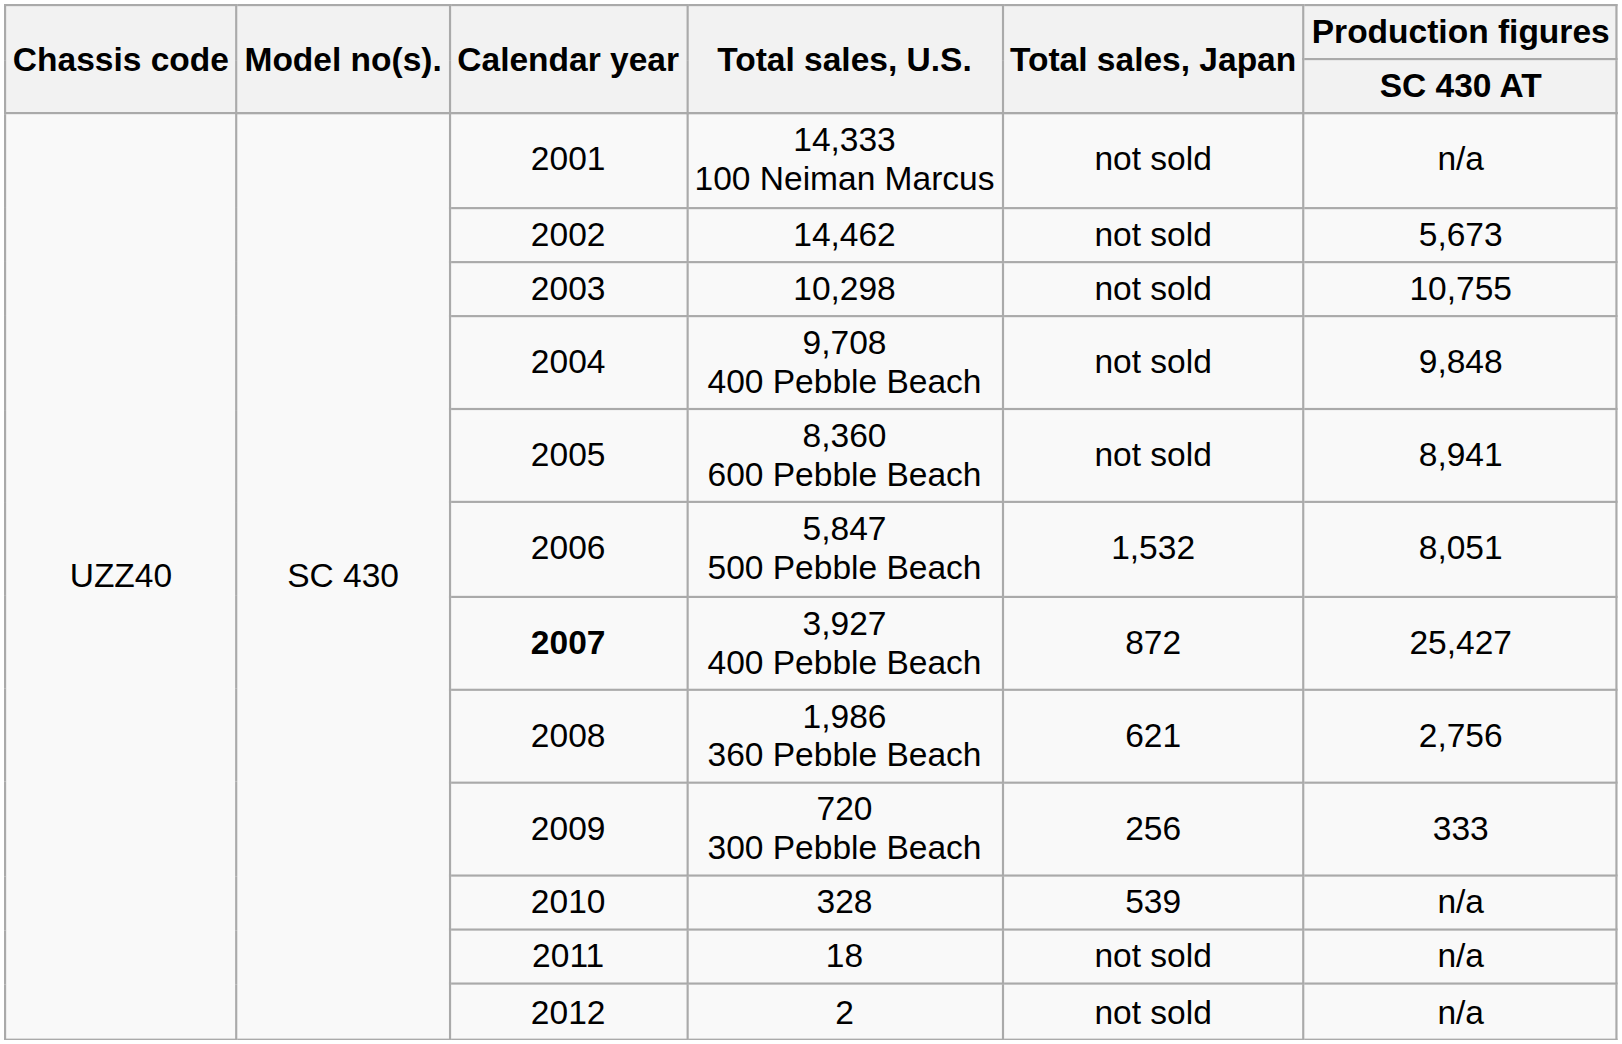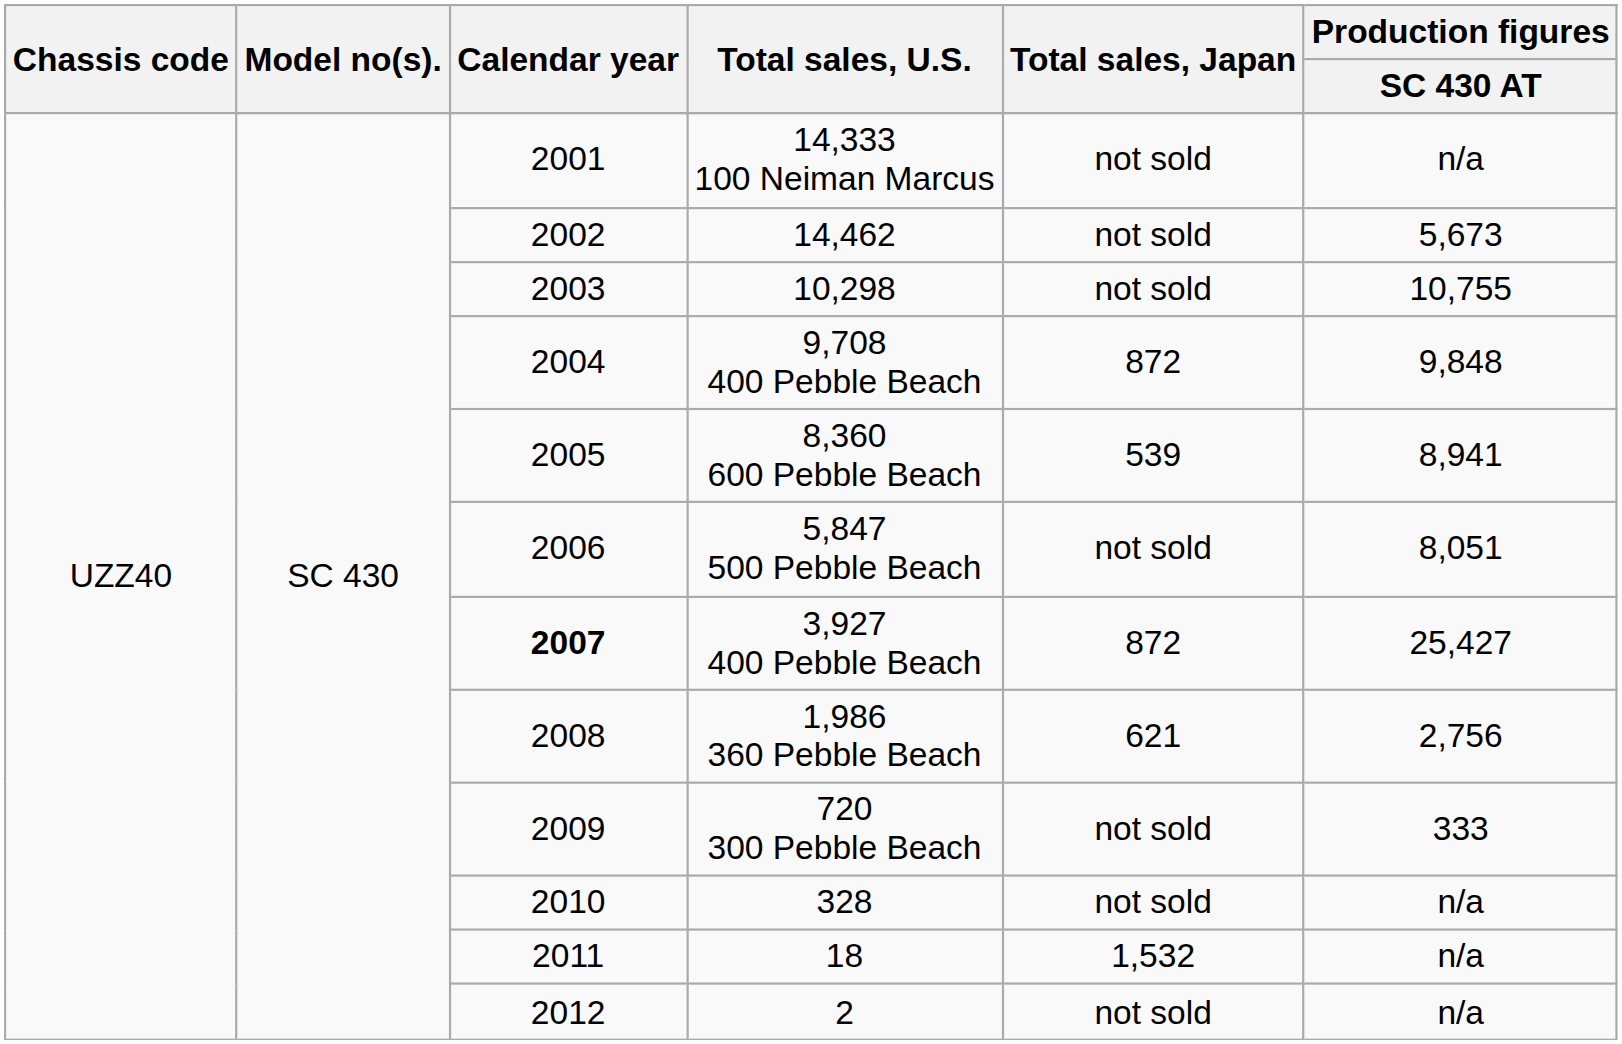(1153, 361) not sold -> (1153, 361) 872
(1153, 454) not sold -> (1153, 454) 539
(1153, 548) 1,532 -> (1153, 548) not sold
(1153, 827) 256 -> (1153, 827) not sold
(1153, 901) 539 -> (1153, 901) not sold
(1153, 956) not sold -> (1153, 956) 1,532
